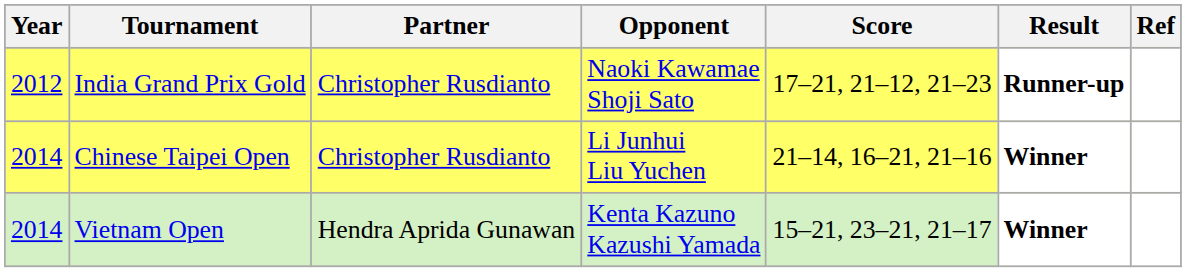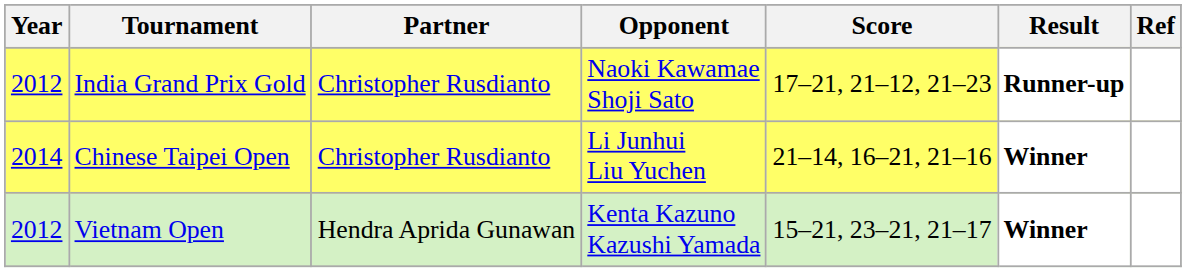(37, 229) 2014 -> (37, 229) 2012
